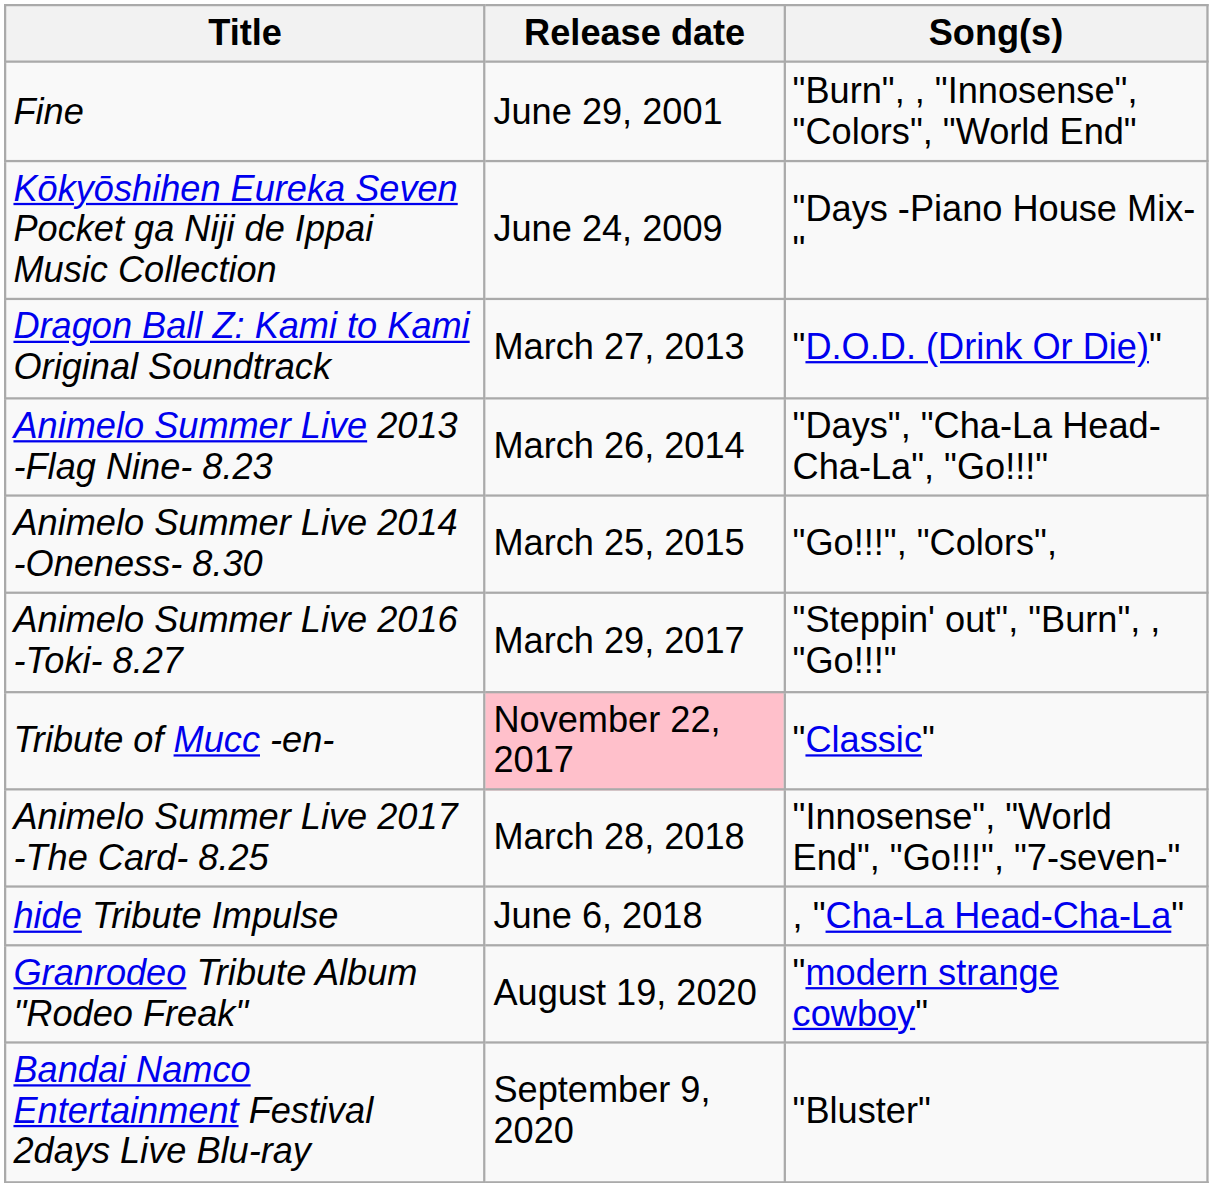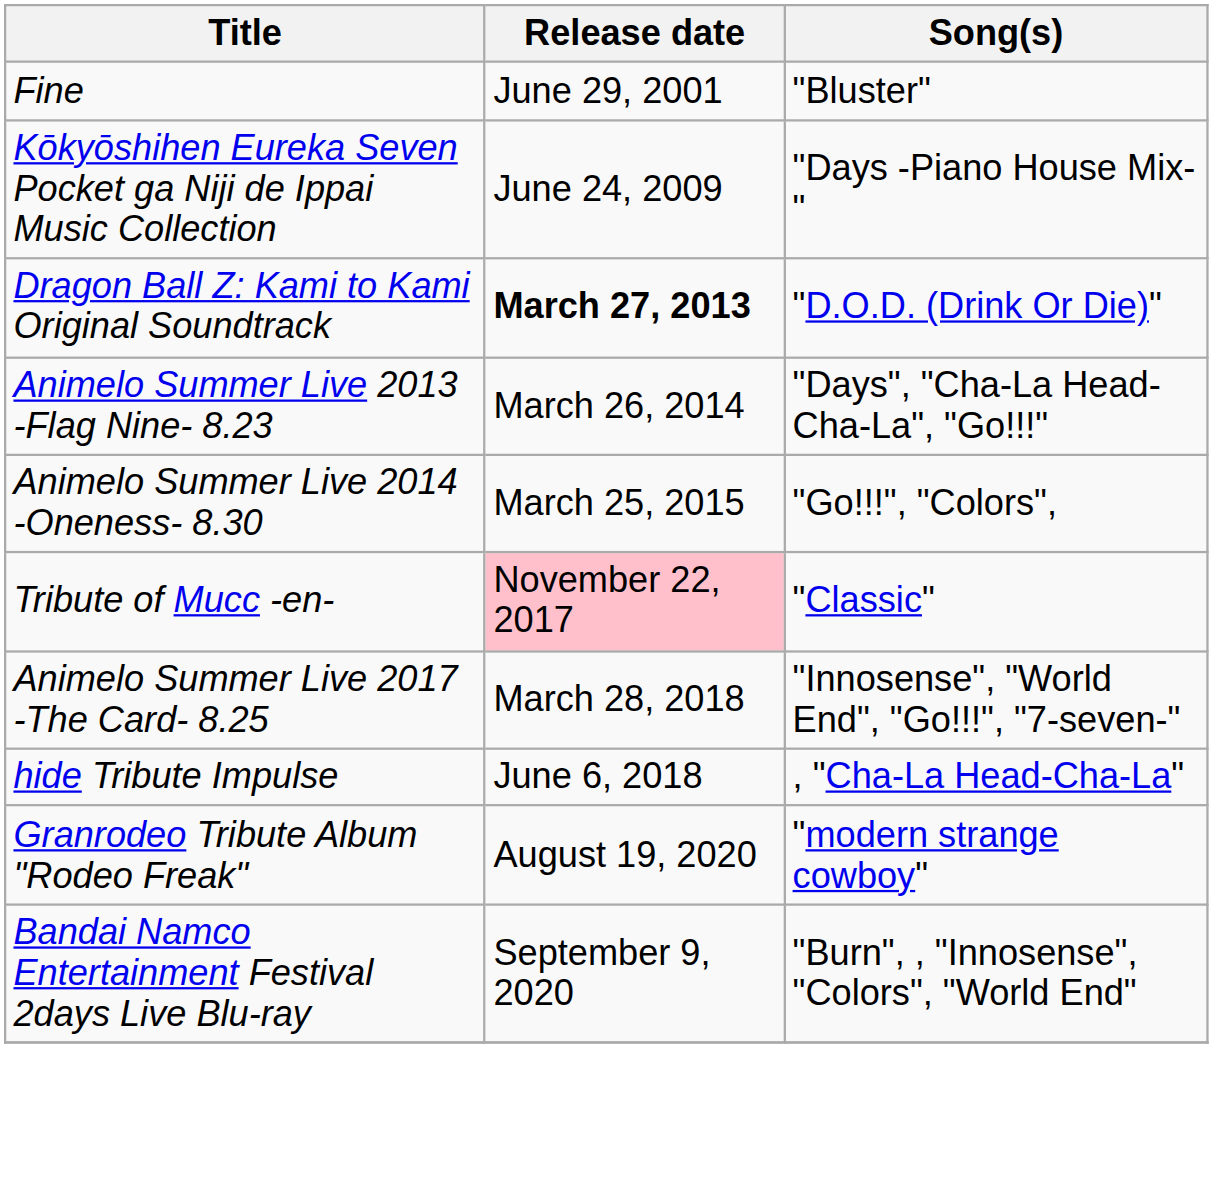(965, 110) "Burn", , "Innosense", "Colors", "World End" -> (862, 90) "Bluster"
(619, 347) normal -> (622, 306) bold
- row: (236, 641)
(862, 1111) "Bluster" -> (965, 972) "Burn", , "Innosense", "Colors", "World End"
